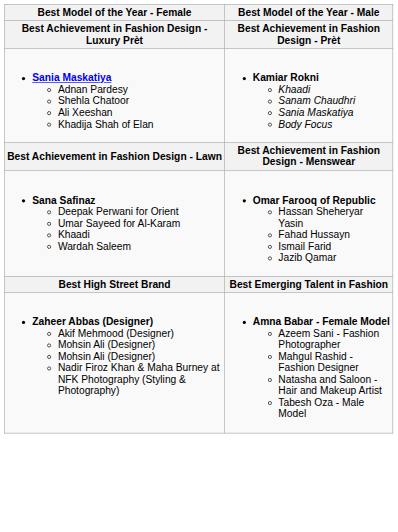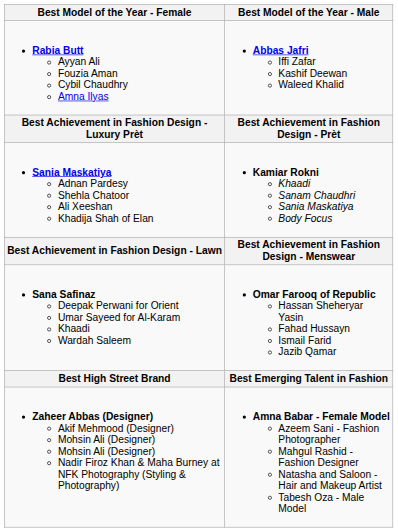+ row: (115, 73)
